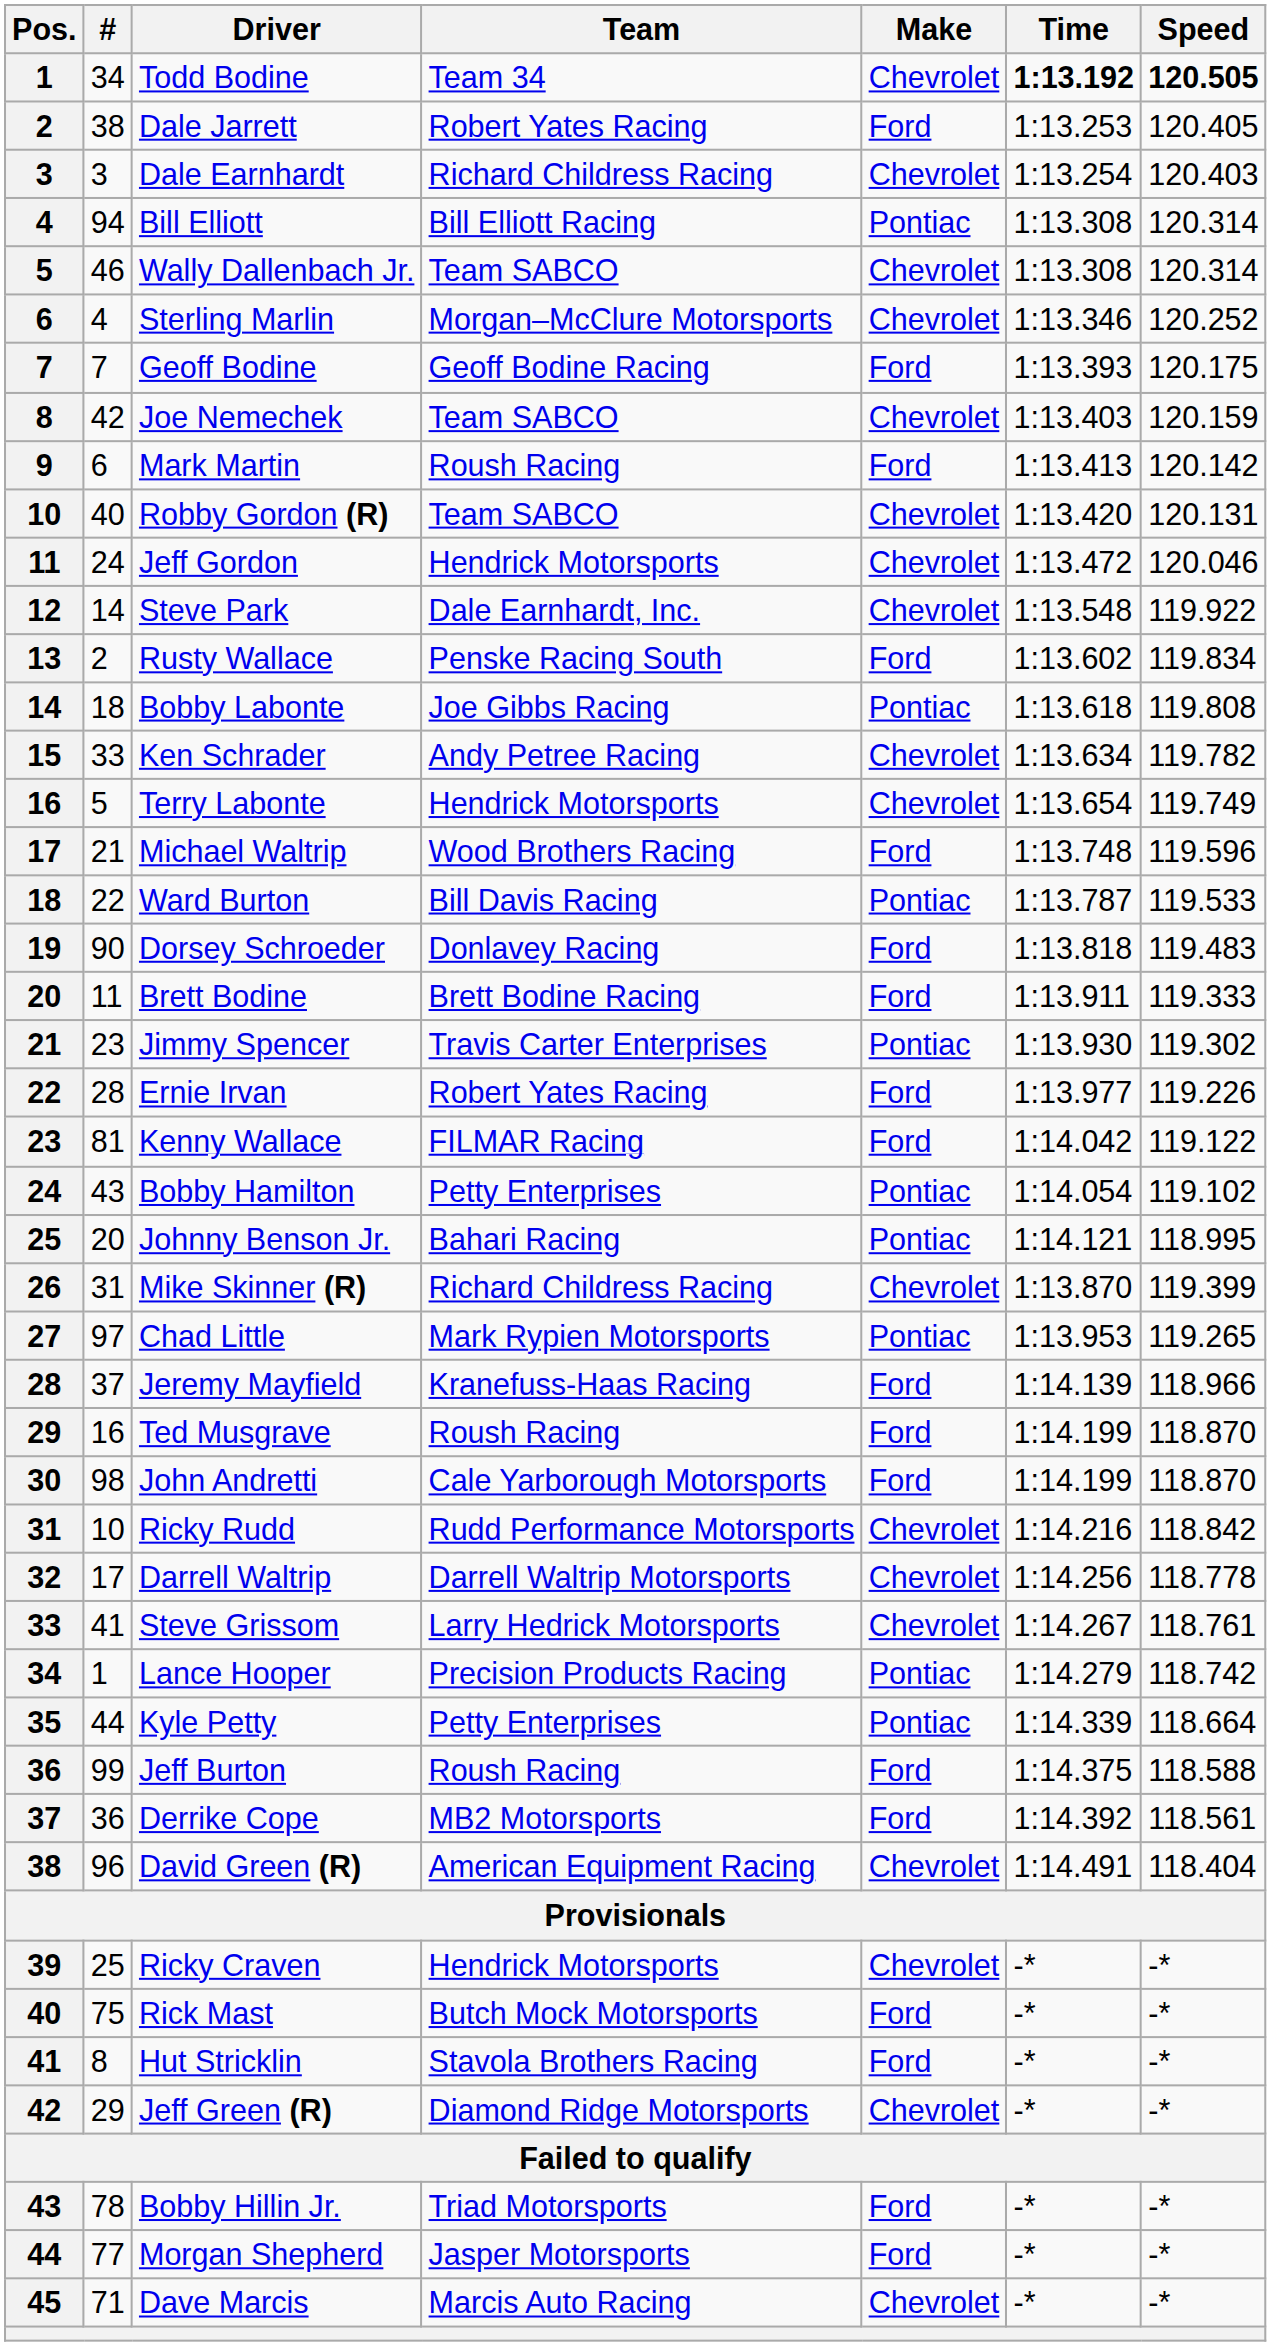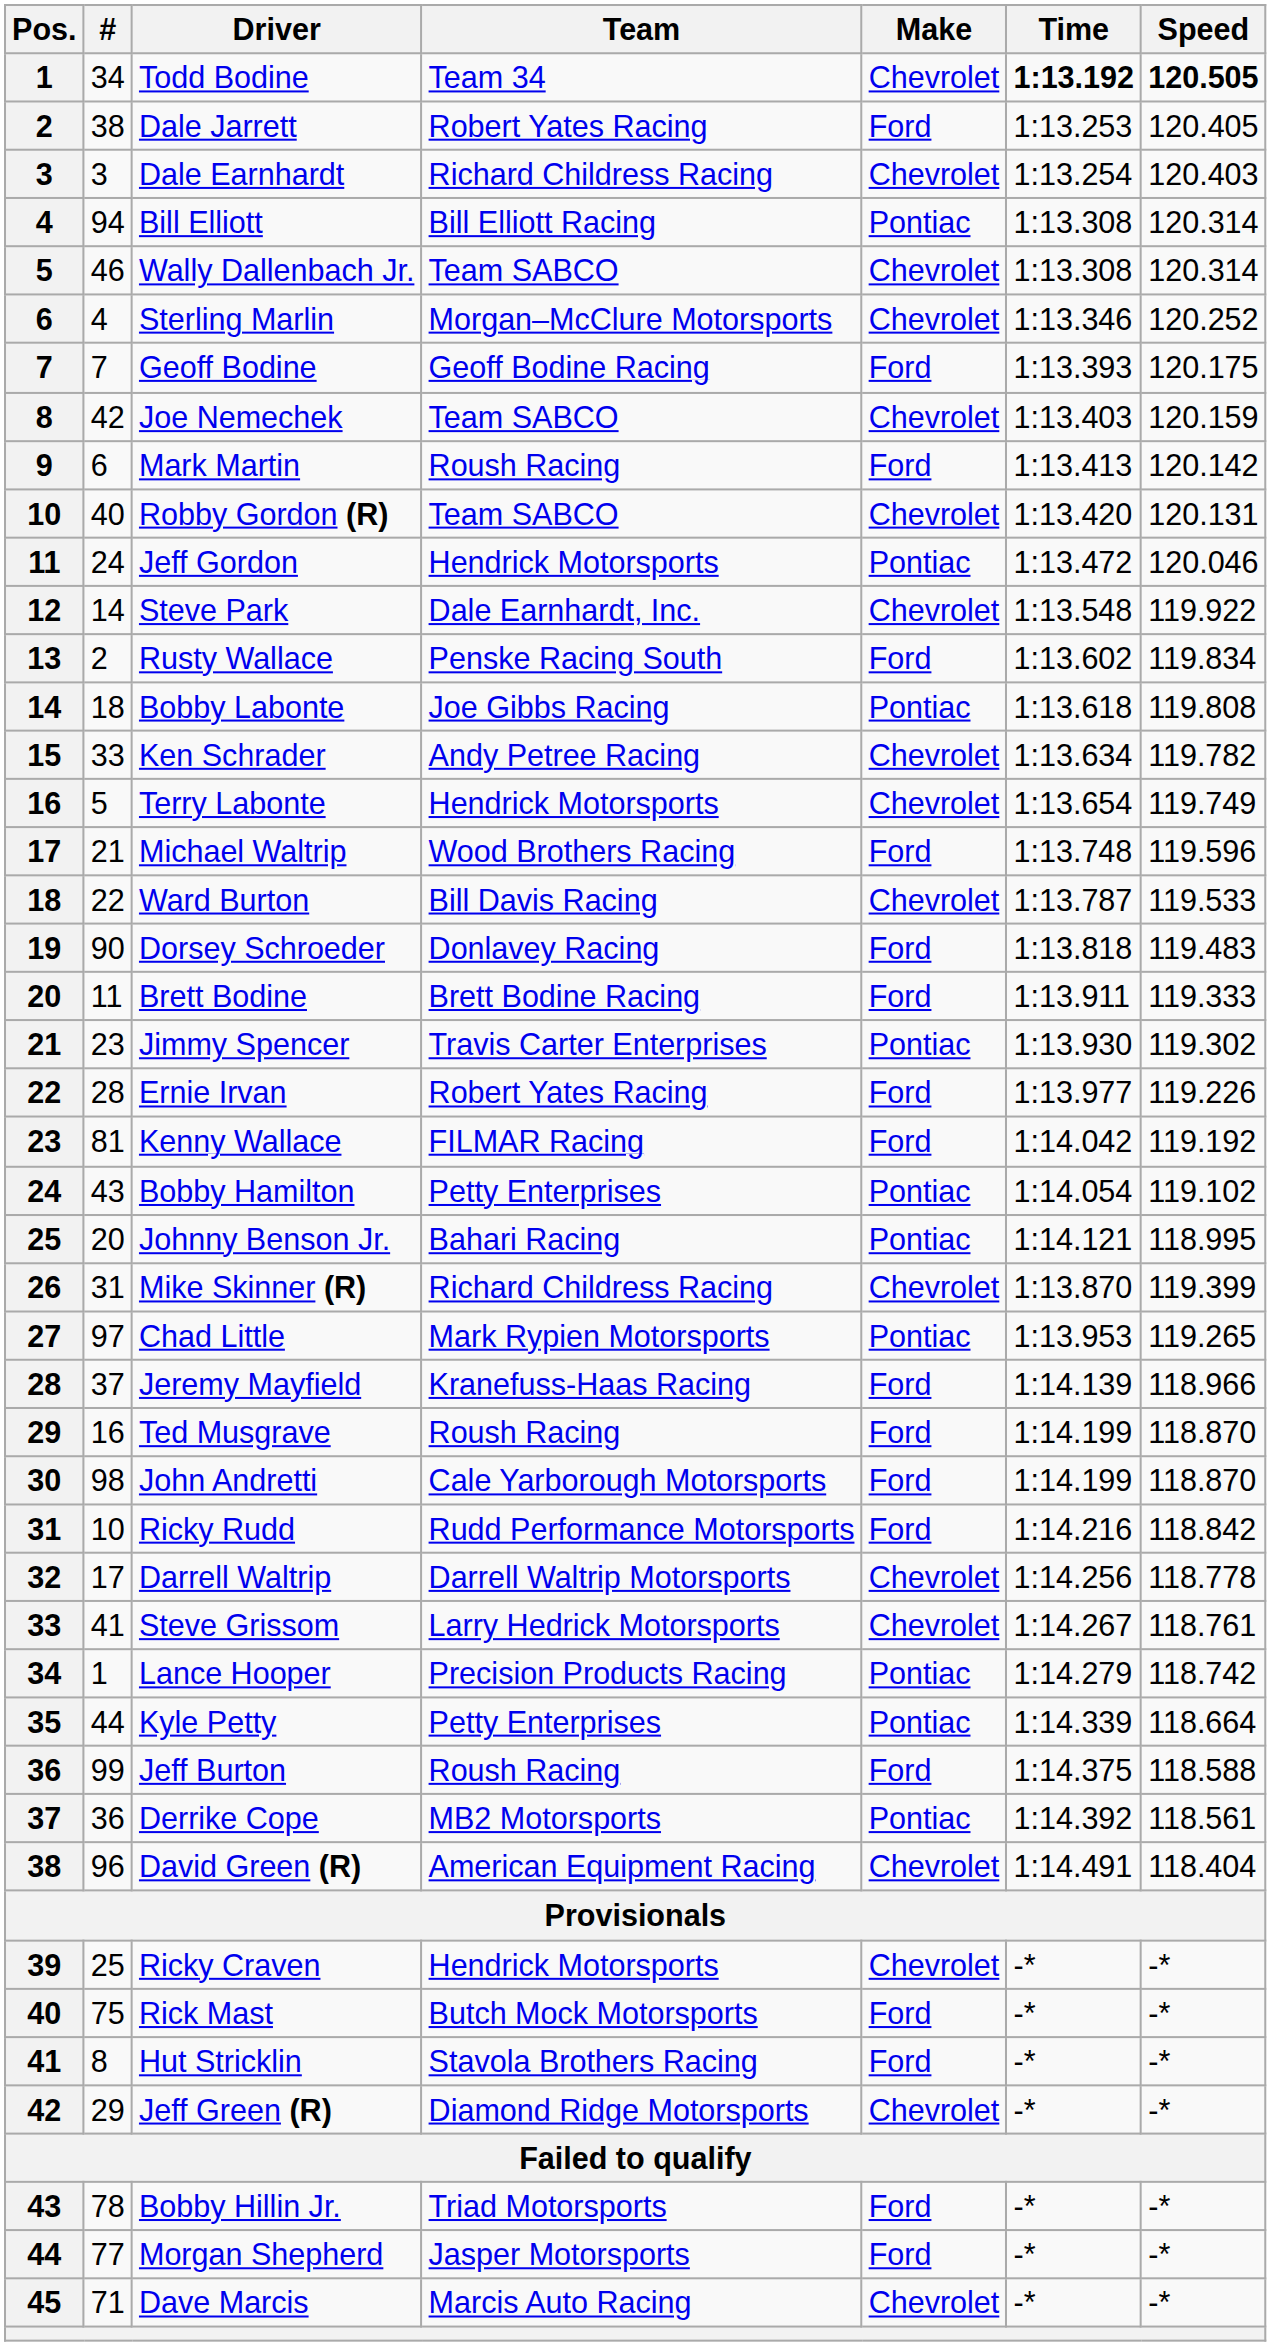(934, 561) Chevrolet -> (920, 561) Pontiac
(920, 900) Pontiac -> (934, 900) Chevrolet
(1202, 1142) 119.122 -> (1202, 1142) 119.192
(934, 1529) Chevrolet -> (900, 1529) Ford
(900, 1819) Ford -> (920, 1819) Pontiac
